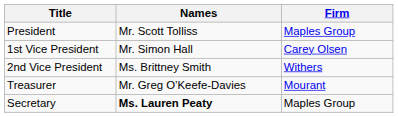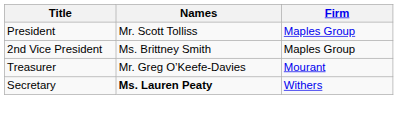- row: (53, 49)
(303, 67) Withers -> (320, 49) Maples Group
(320, 103) Maples Group -> (303, 85) Withers
